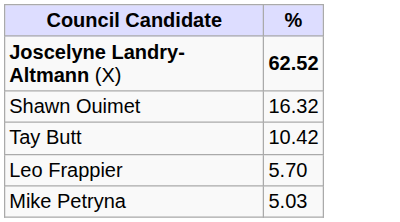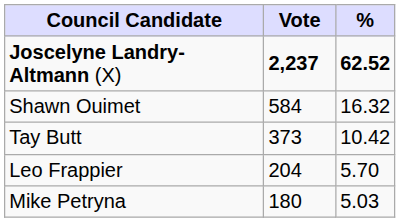+ column: (300, 20)
